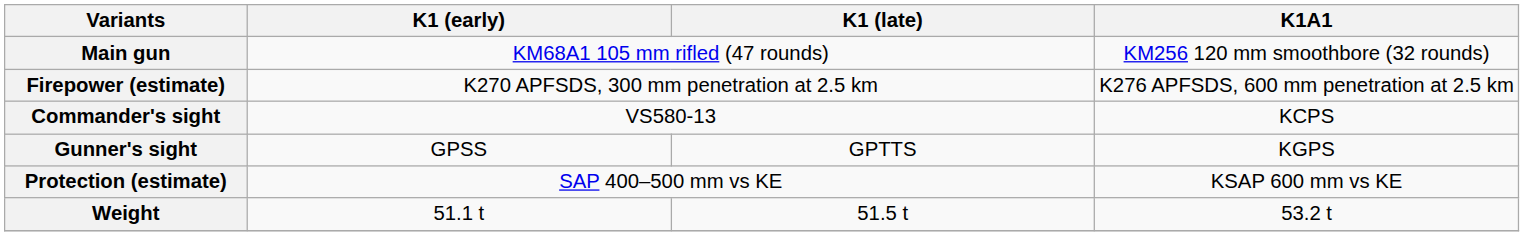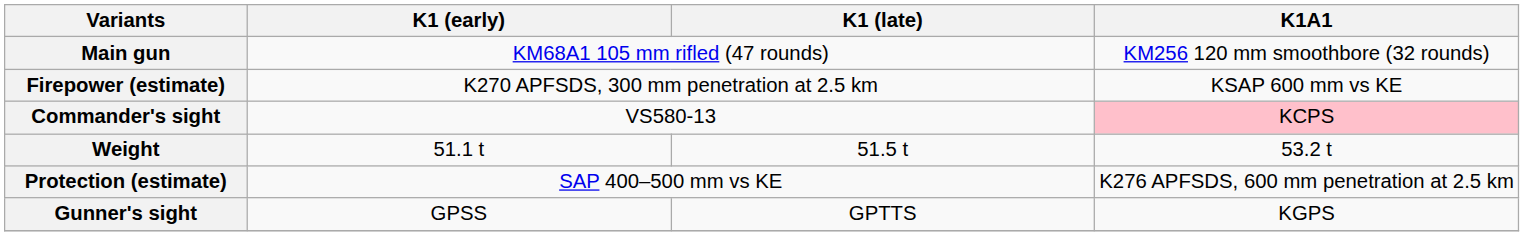(1307, 85) K276 APFSDS, 600 mm penetration at 2.5 km -> (1307, 85) KSAP 600 mm vs KE
(1307, 117) no background -> (1307, 117) pink background
rows swapped: (126, 149) <-> (126, 213)
(1307, 181) KSAP 600 mm vs KE -> (1307, 181) K276 APFSDS, 600 mm penetration at 2.5 km
